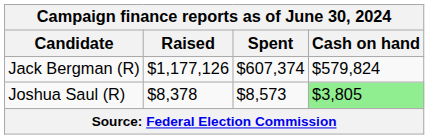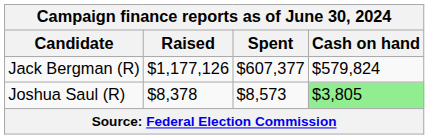(271, 69) $607,374 -> (271, 69) $607,377
